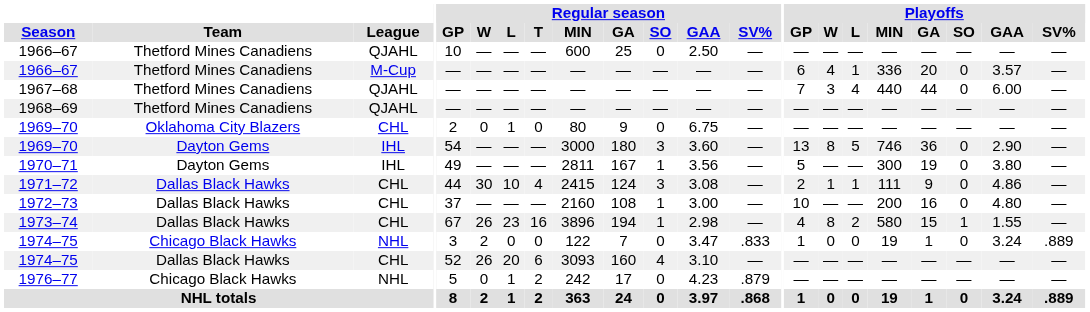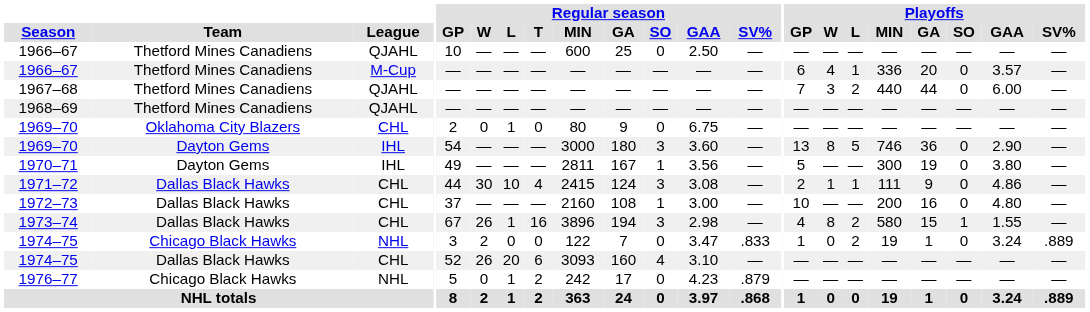(855, 89) 4 -> (855, 89) 2
(511, 222) 23 -> (511, 222) 1
(660, 222) 1 -> (660, 222) 3
(855, 241) 0 -> (855, 241) 2
